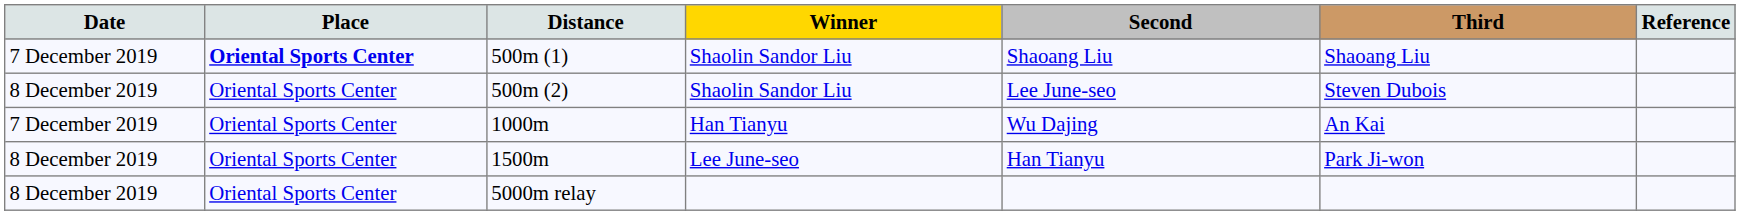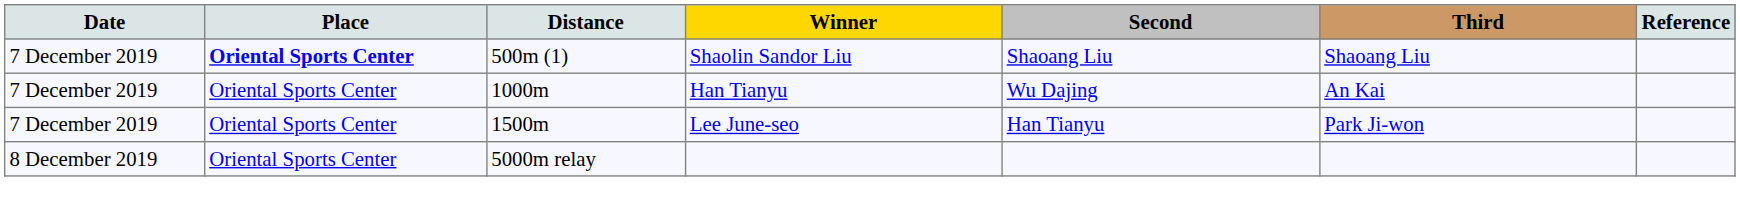- row: (530, 90)
(83, 158) 8 December 2019 -> (83, 124) 7 December 2019
